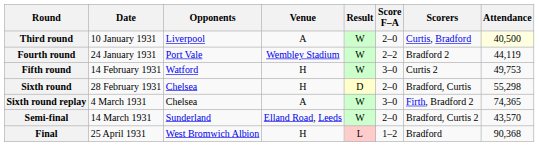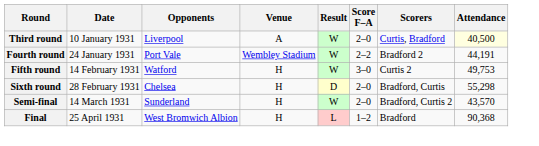(507, 54) 44,119 -> (481, 54) 44,191
- row: (46, 102)
(303, 117) Elland Road, Leeds -> (279, 102) H
